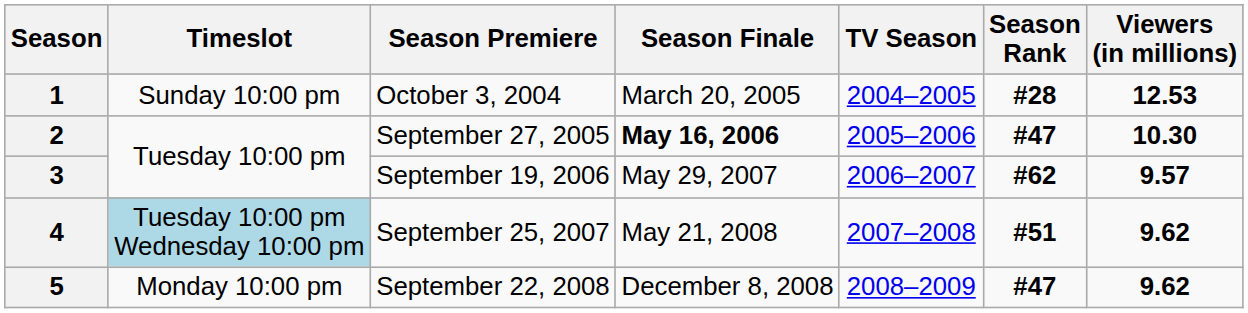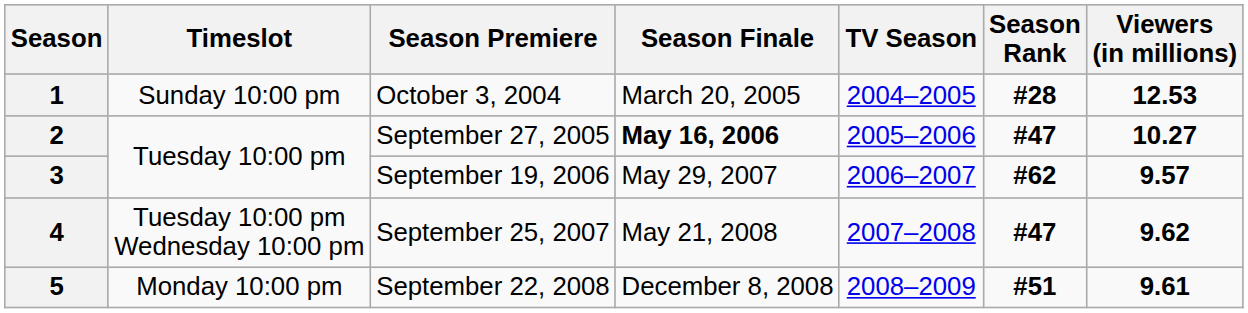(1165, 135) 10.30 -> (1165, 135) 10.27
(239, 231) lightblue background -> (239, 231) no background
(1035, 231) #51 -> (1035, 231) #47
(1035, 287) #47 -> (1035, 287) #51
(1165, 287) 9.62 -> (1165, 287) 9.61
